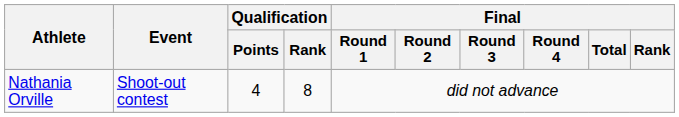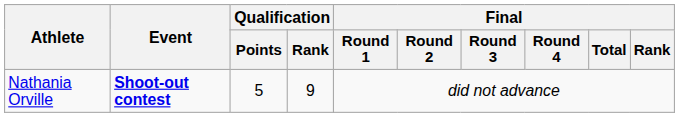(151, 91) normal -> (152, 91) bold
(256, 91) 4 -> (259, 91) 5
(308, 91) 8 -> (310, 91) 9
